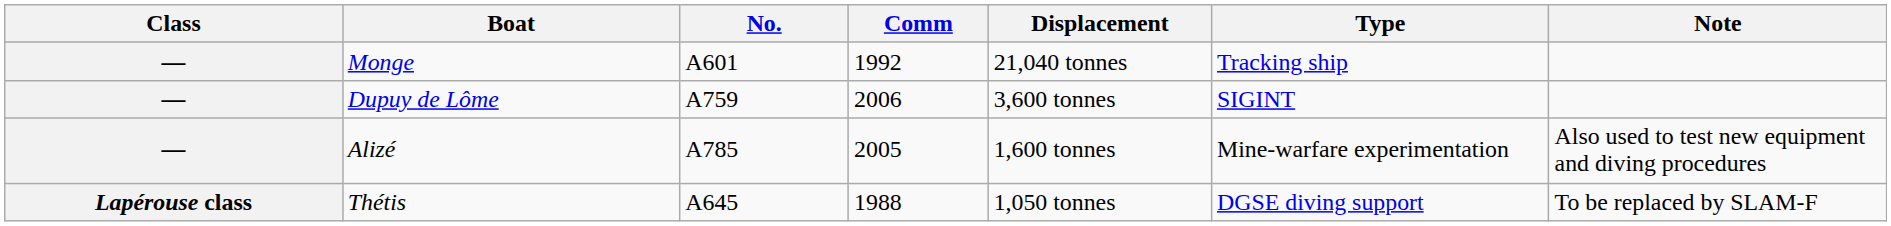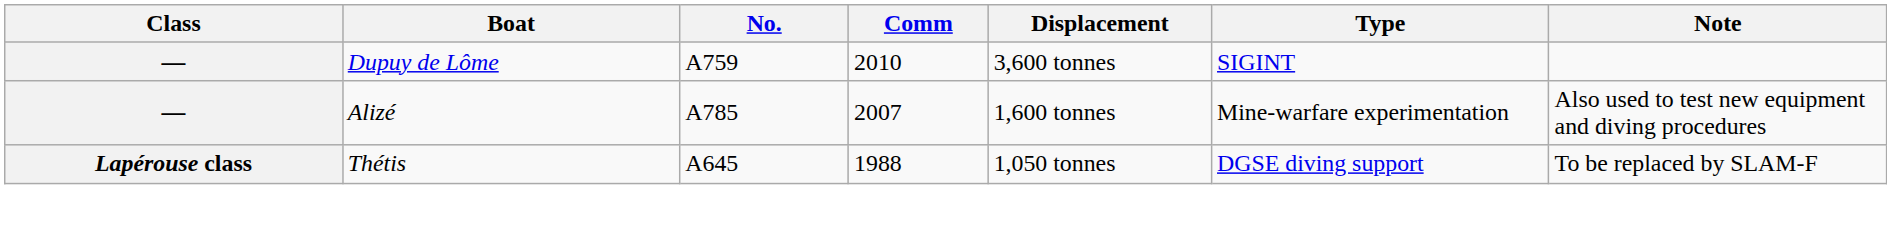- row: (381, 61)
(878, 99) 2006 -> (878, 61) 2010
(878, 150) 2005 -> (878, 112) 2007
